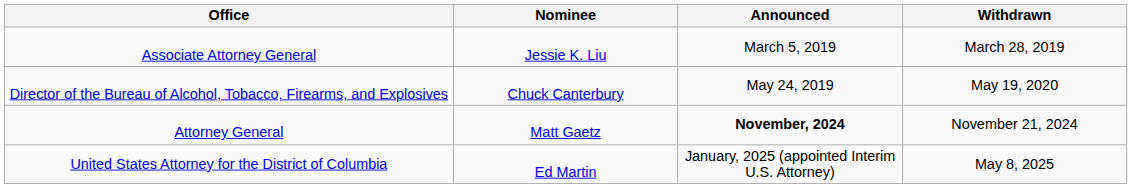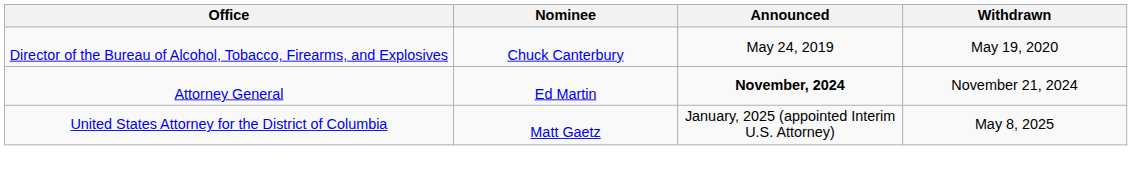- row: (229, 54)
(566, 133) Matt Gaetz -> (566, 93) Ed Martin
(566, 172) Ed Martin -> (566, 133) Matt Gaetz
